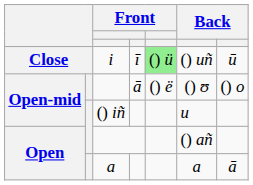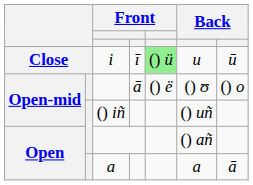(197, 59) () uñ -> (197, 59) u
(185, 113) u -> (197, 113) () uñ
